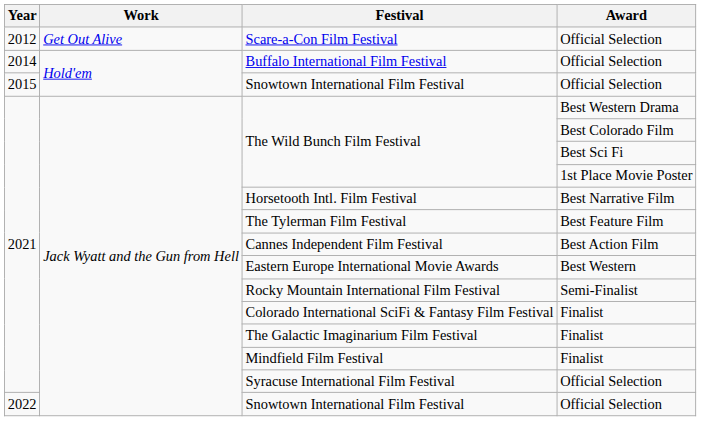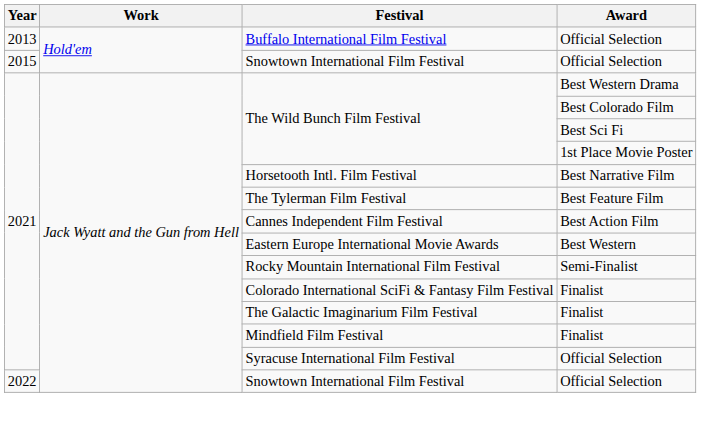- row: (322, 38)
(22, 61) 2014 -> (22, 38) 2013
